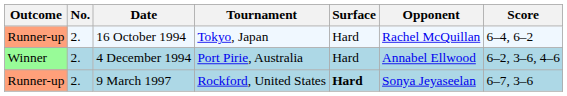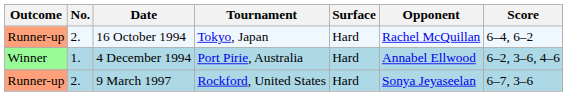(76, 58) 2. -> (76, 58) 1.
(347, 79) bold -> (346, 79) normal
